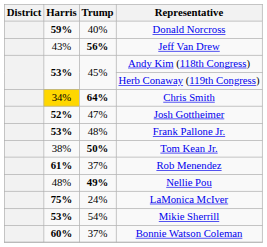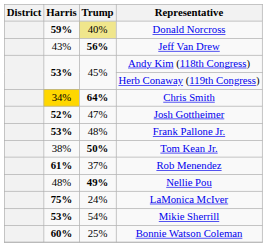(98, 30) no background -> (98, 30) khaki background
(98, 234) 37% -> (98, 234) 25%
